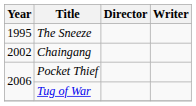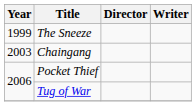(19, 33) 1995 -> (19, 33) 1999
(19, 52) 2002 -> (19, 52) 2003
